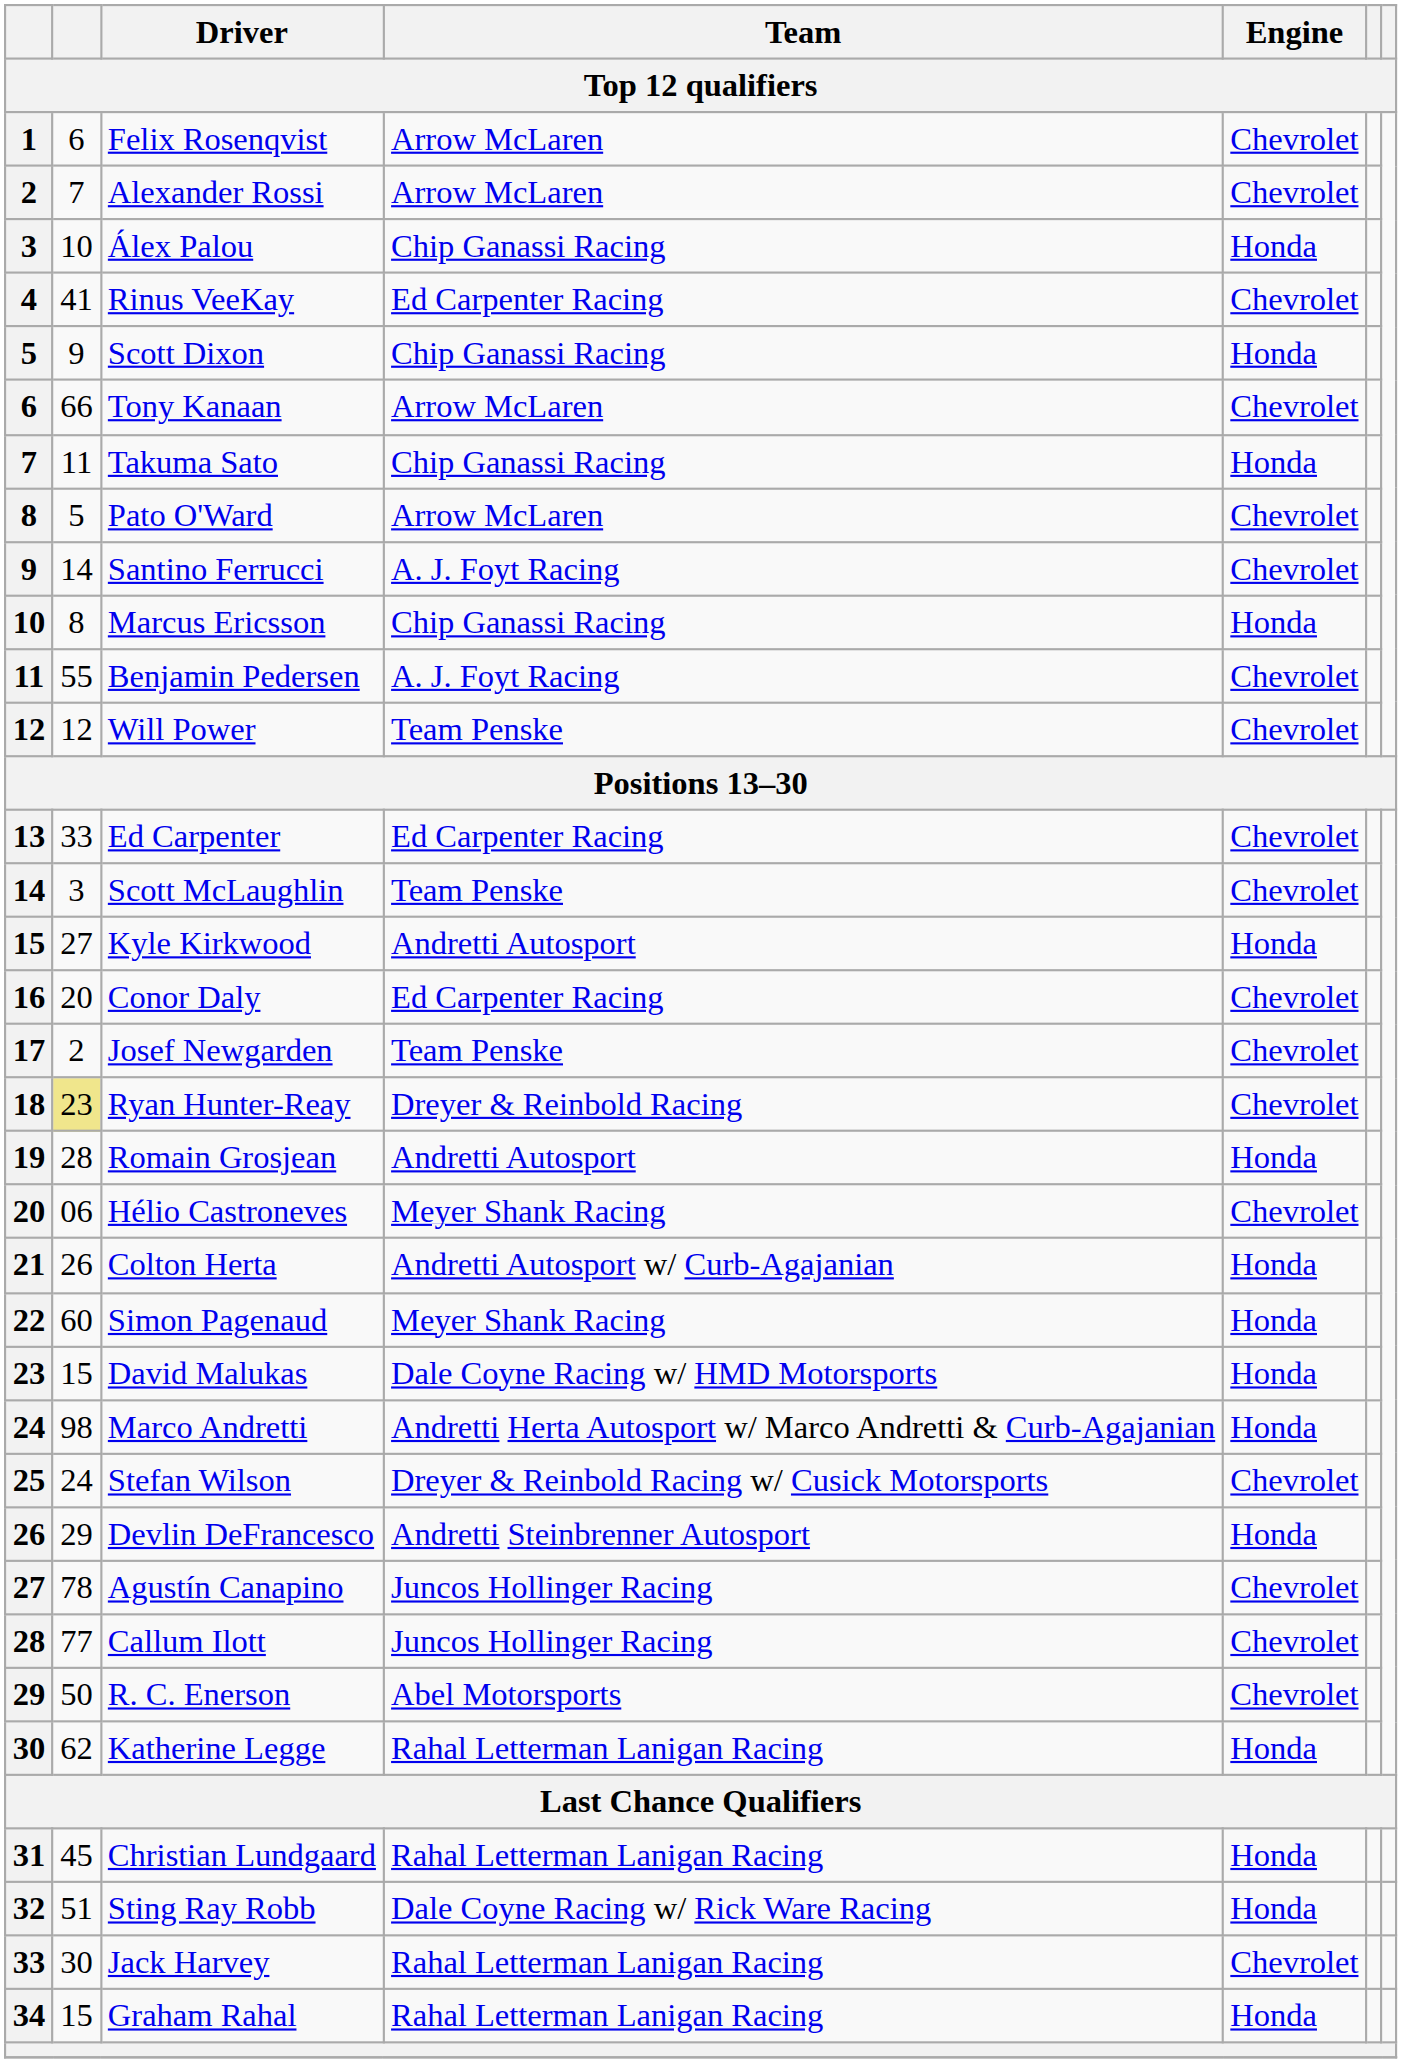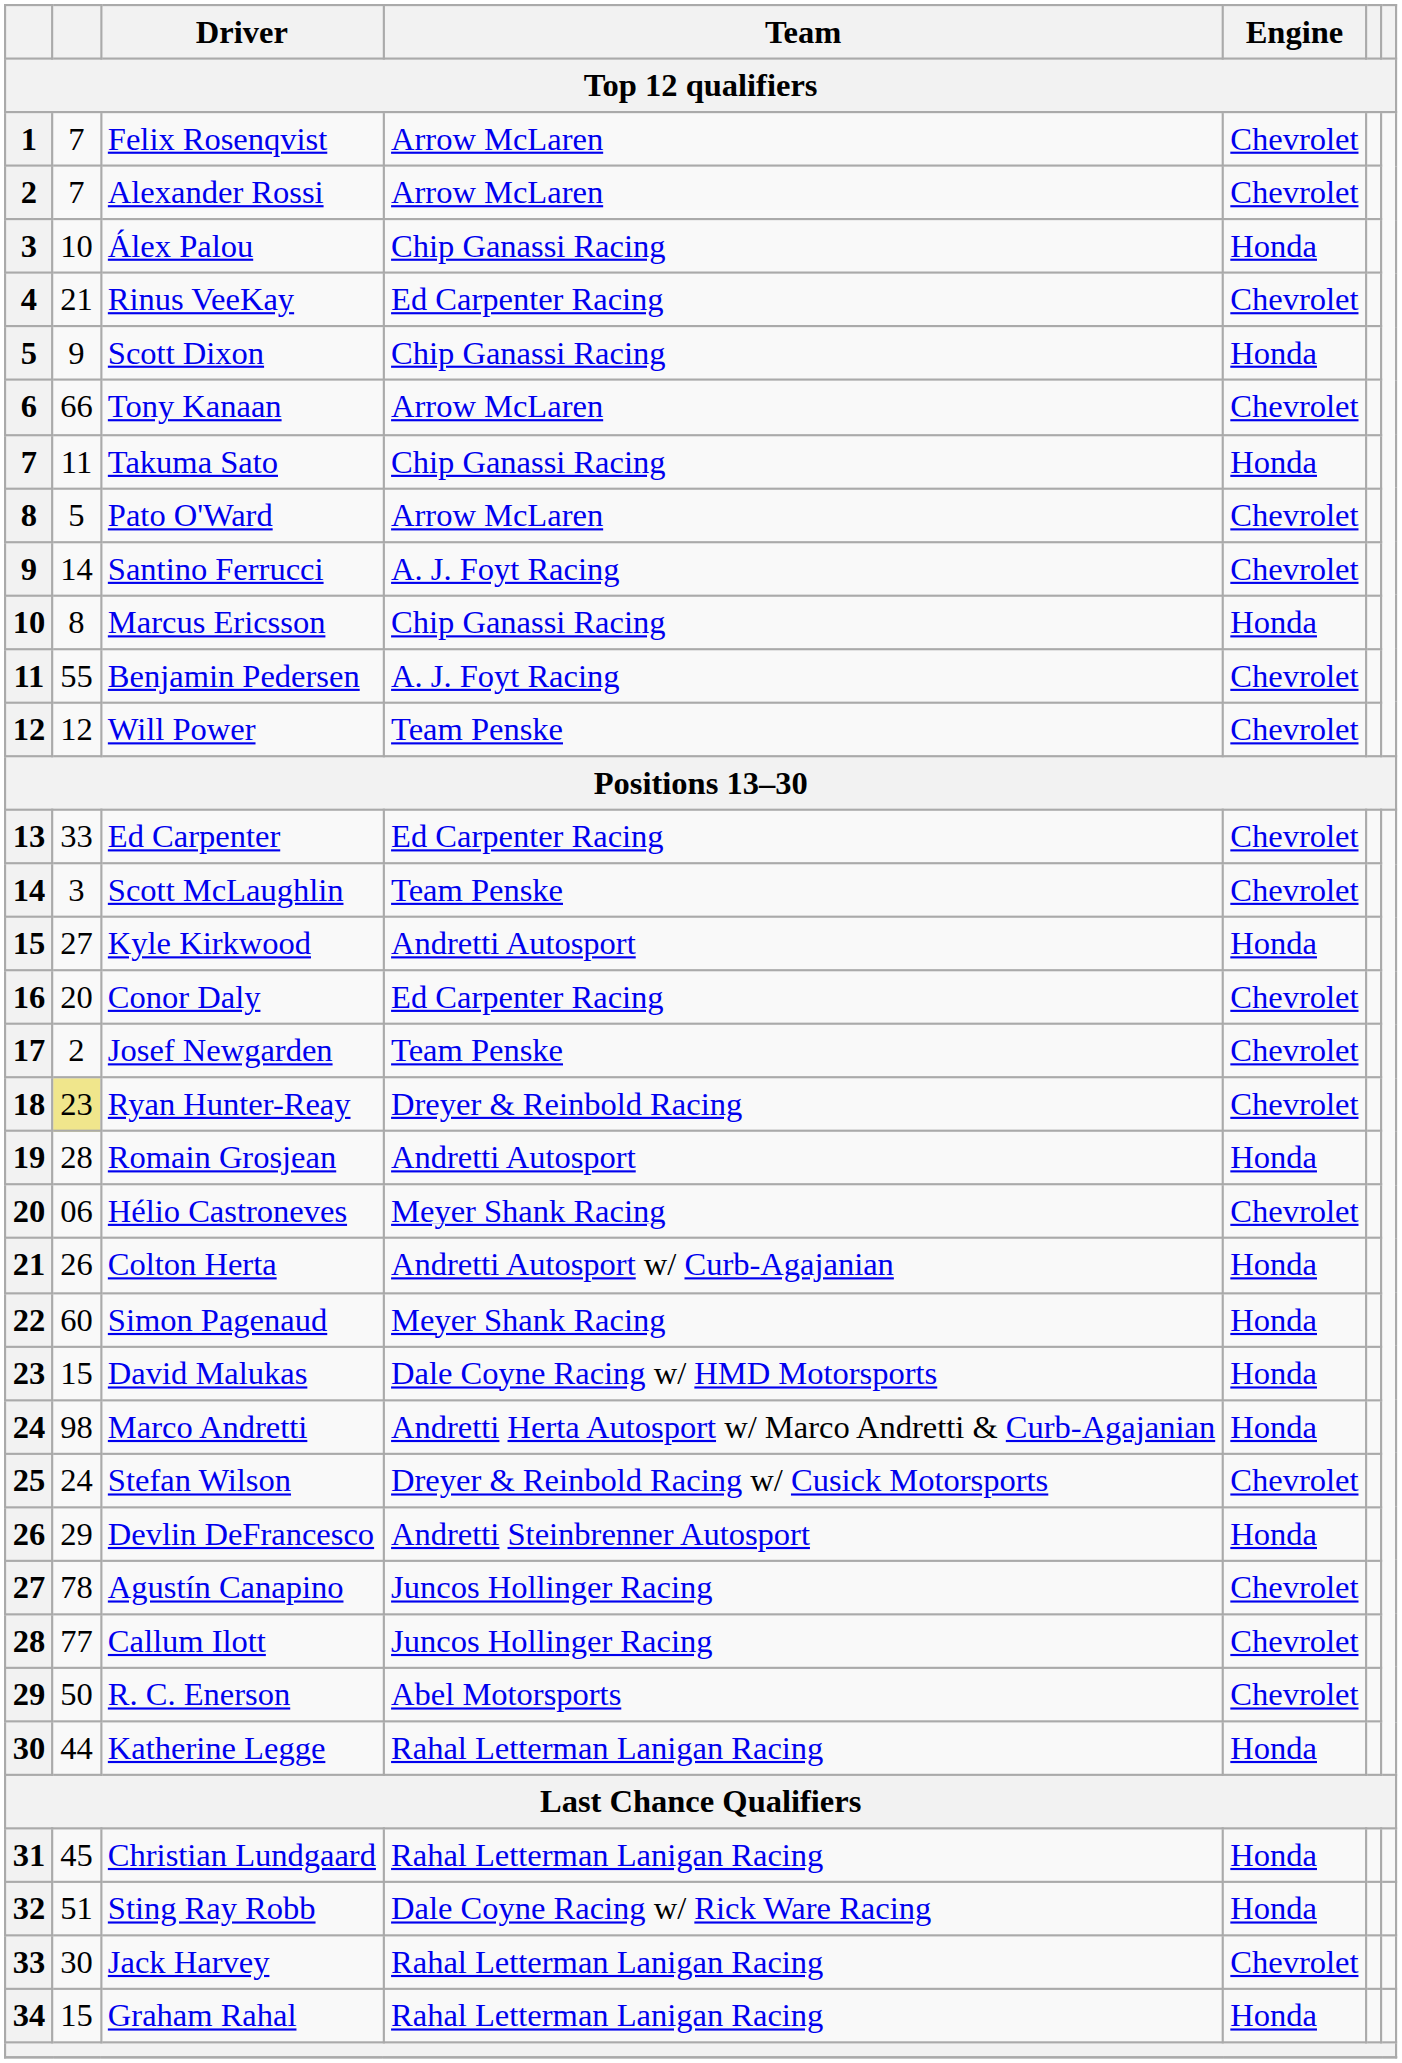(76, 138) 6 -> (76, 138) 7
(76, 299) 41 -> (76, 299) 21
(76, 1747) 62 -> (76, 1747) 44
